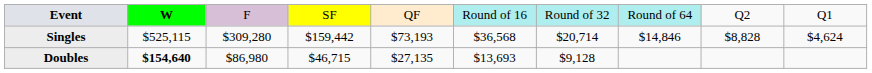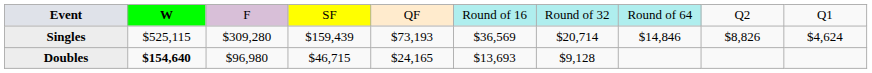(329, 36) $159,442 -> (329, 36) $159,439
(495, 36) $36,568 -> (495, 36) $36,569
(742, 36) $8,828 -> (742, 36) $8,826
(247, 58) $86,980 -> (247, 58) $96,980
(412, 58) $27,135 -> (412, 58) $24,165
